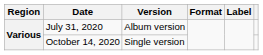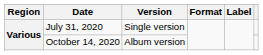(155, 27) Album version -> (154, 27) Single version
(154, 42) Single version -> (155, 42) Album version
